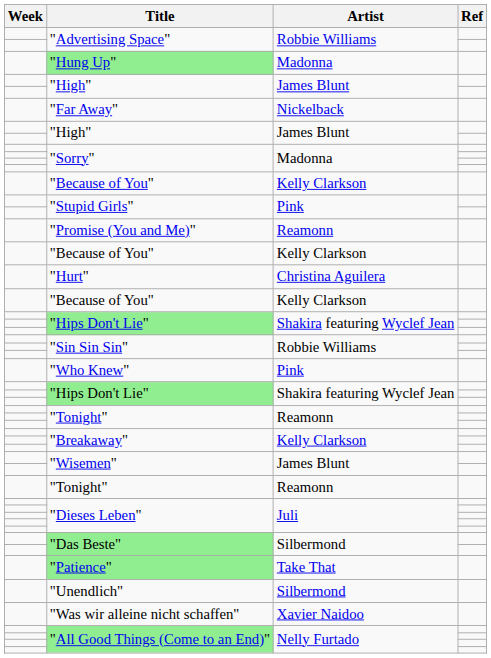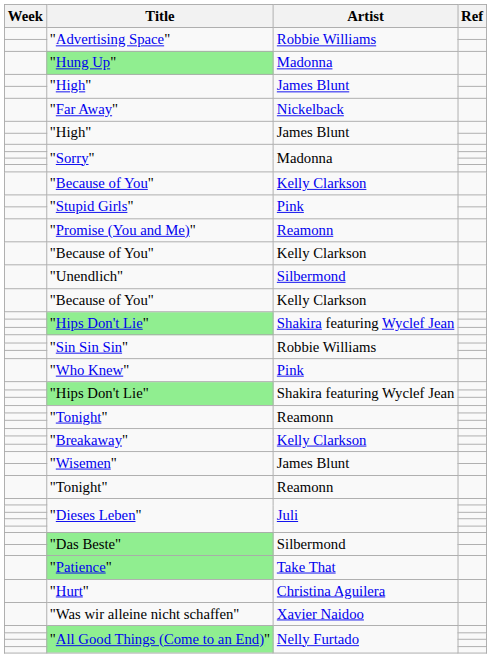rows swapped: (86, 590) <-> (69, 276)
